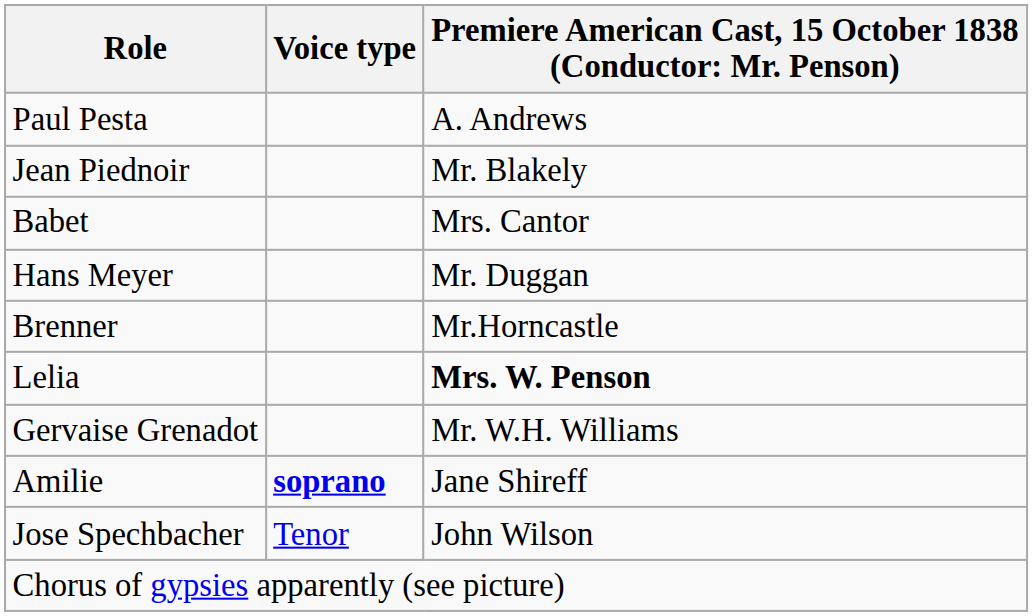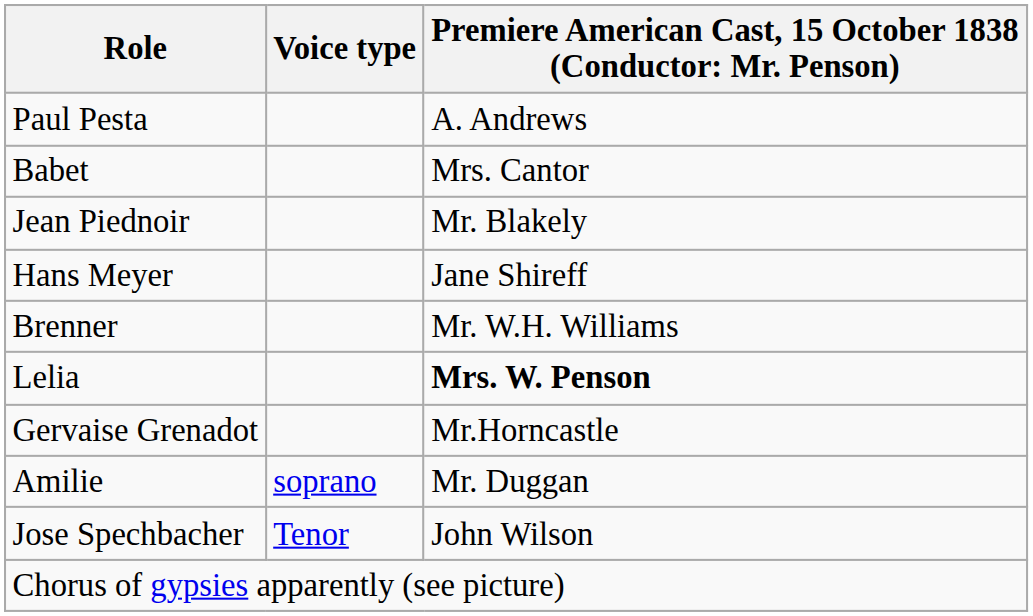rows swapped: (101, 170) <-> (51, 222)
(510, 274) Mr. Duggan -> (509, 274) Jane Shireff
(525, 325) Mr.Horncastle -> (555, 325) Mr. W.H. Williams
(555, 429) Mr. W.H. Williams -> (525, 429) Mr.Horncastle
(329, 481) bold -> (325, 481) normal
(509, 481) Jane Shireff -> (510, 481) Mr. Duggan
